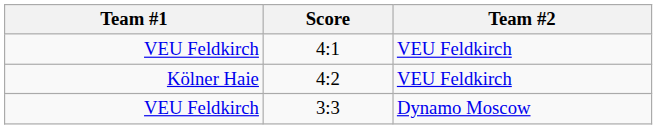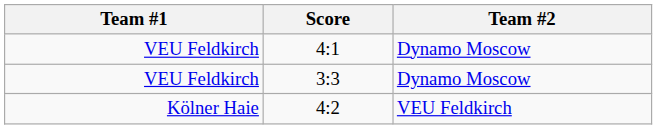(454, 49) VEU Feldkirch -> (464, 49) Dynamo Moscow
rows swapped: (328, 108) <-> (328, 78)
